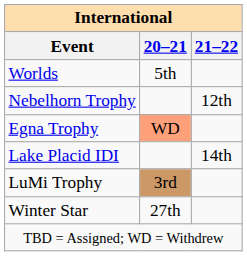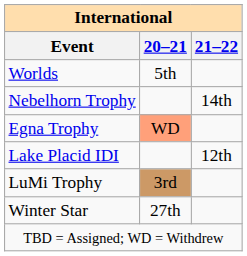(216, 100) 12th -> (216, 100) 14th
(216, 155) 14th -> (216, 155) 12th
